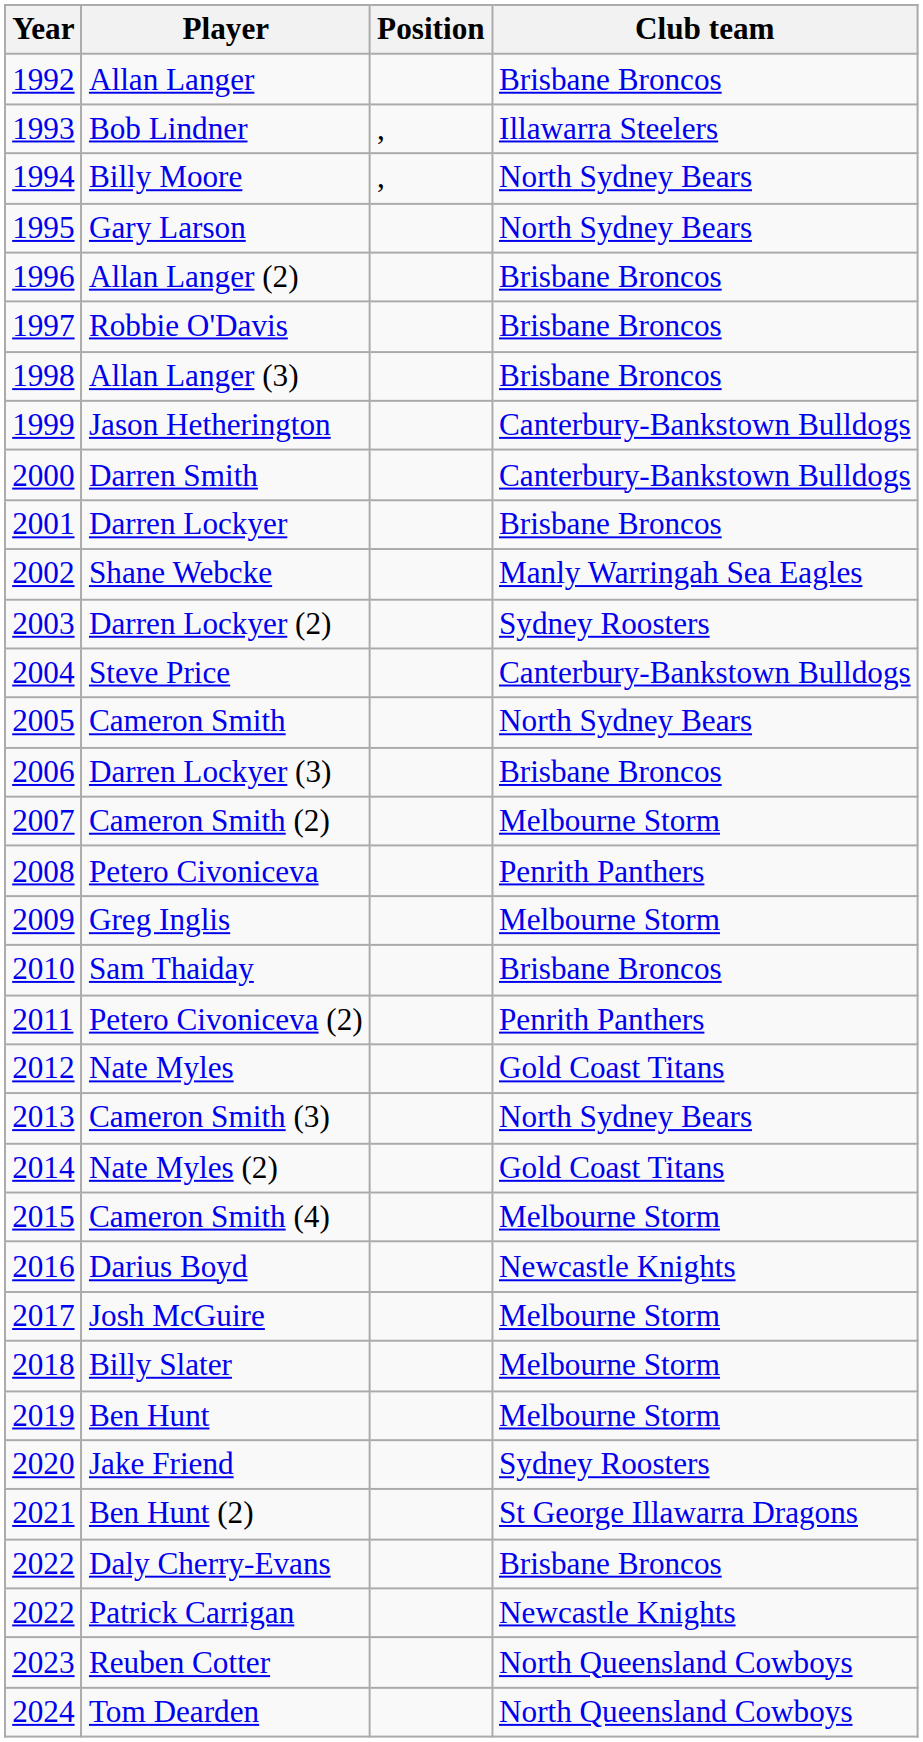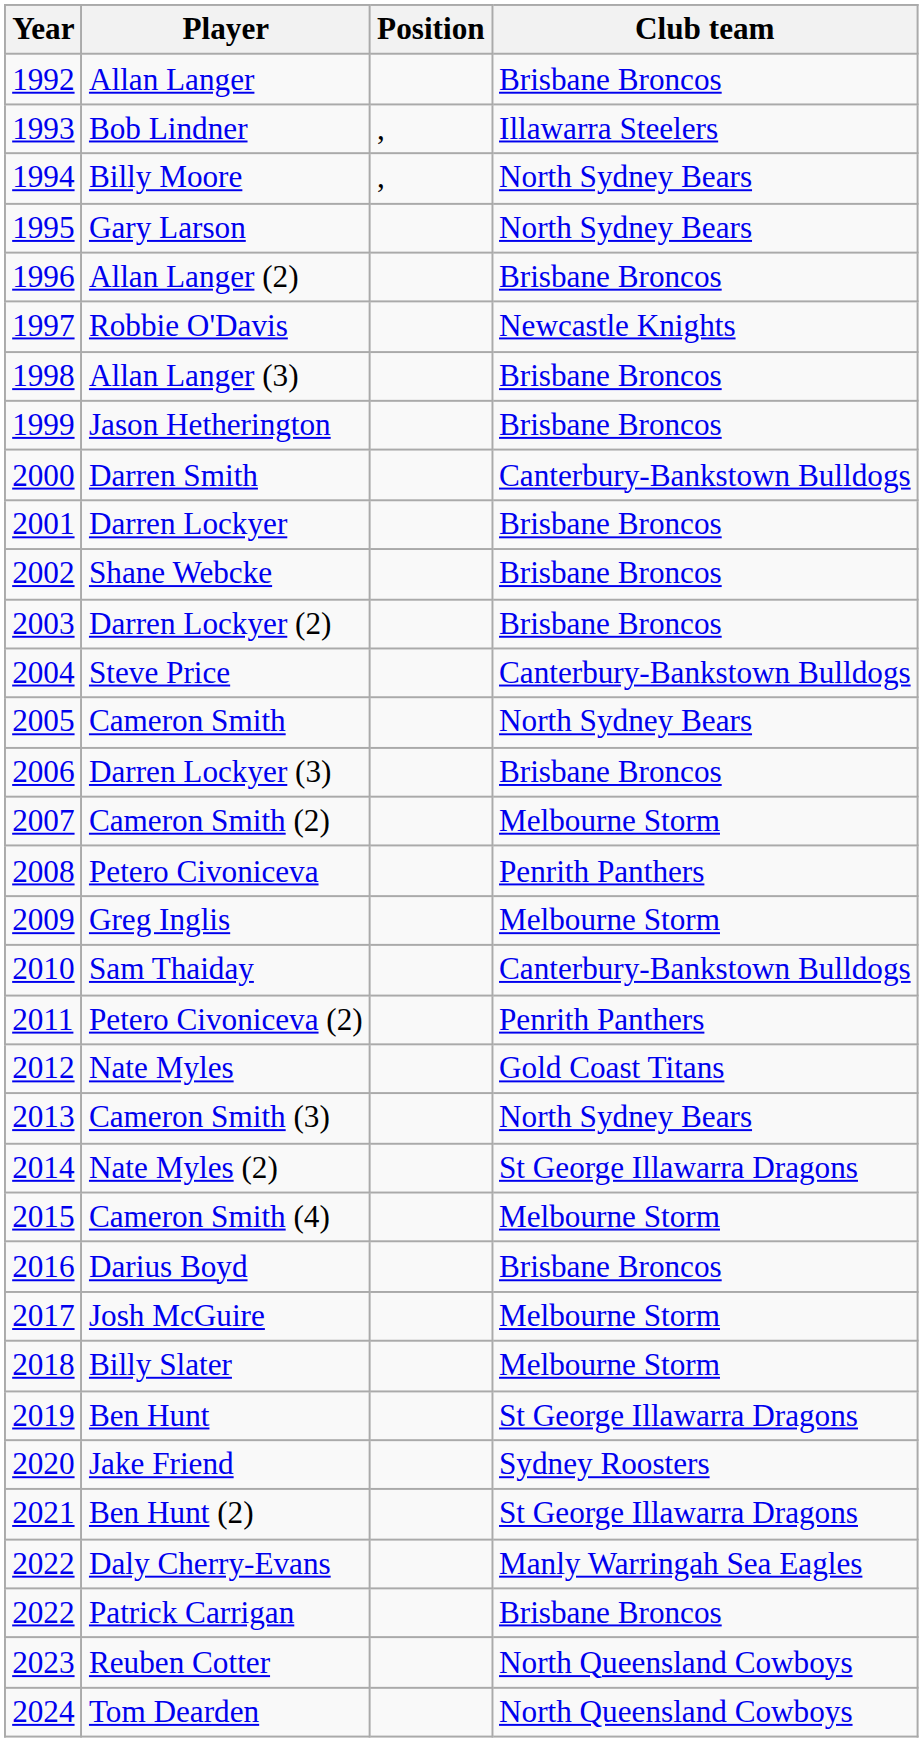(610, 326) Brisbane Broncos -> (617, 326) Newcastle Knights
(705, 425) Canterbury-Bankstown Bulldogs -> (610, 425) Brisbane Broncos
(681, 573) Manly Warringah Sea Eagles -> (610, 573) Brisbane Broncos
(604, 623) Sydney Roosters -> (610, 623) Brisbane Broncos
(610, 969) Brisbane Broncos -> (705, 969) Canterbury-Bankstown Bulldogs
(612, 1167) Gold Coast Titans -> (678, 1167) St George Illawarra Dragons
(617, 1266) Newcastle Knights -> (610, 1266) Brisbane Broncos
(609, 1414) Melbourne Storm -> (678, 1414) St George Illawarra Dragons
(610, 1563) Brisbane Broncos -> (681, 1563) Manly Warringah Sea Eagles
(617, 1612) Newcastle Knights -> (610, 1612) Brisbane Broncos
